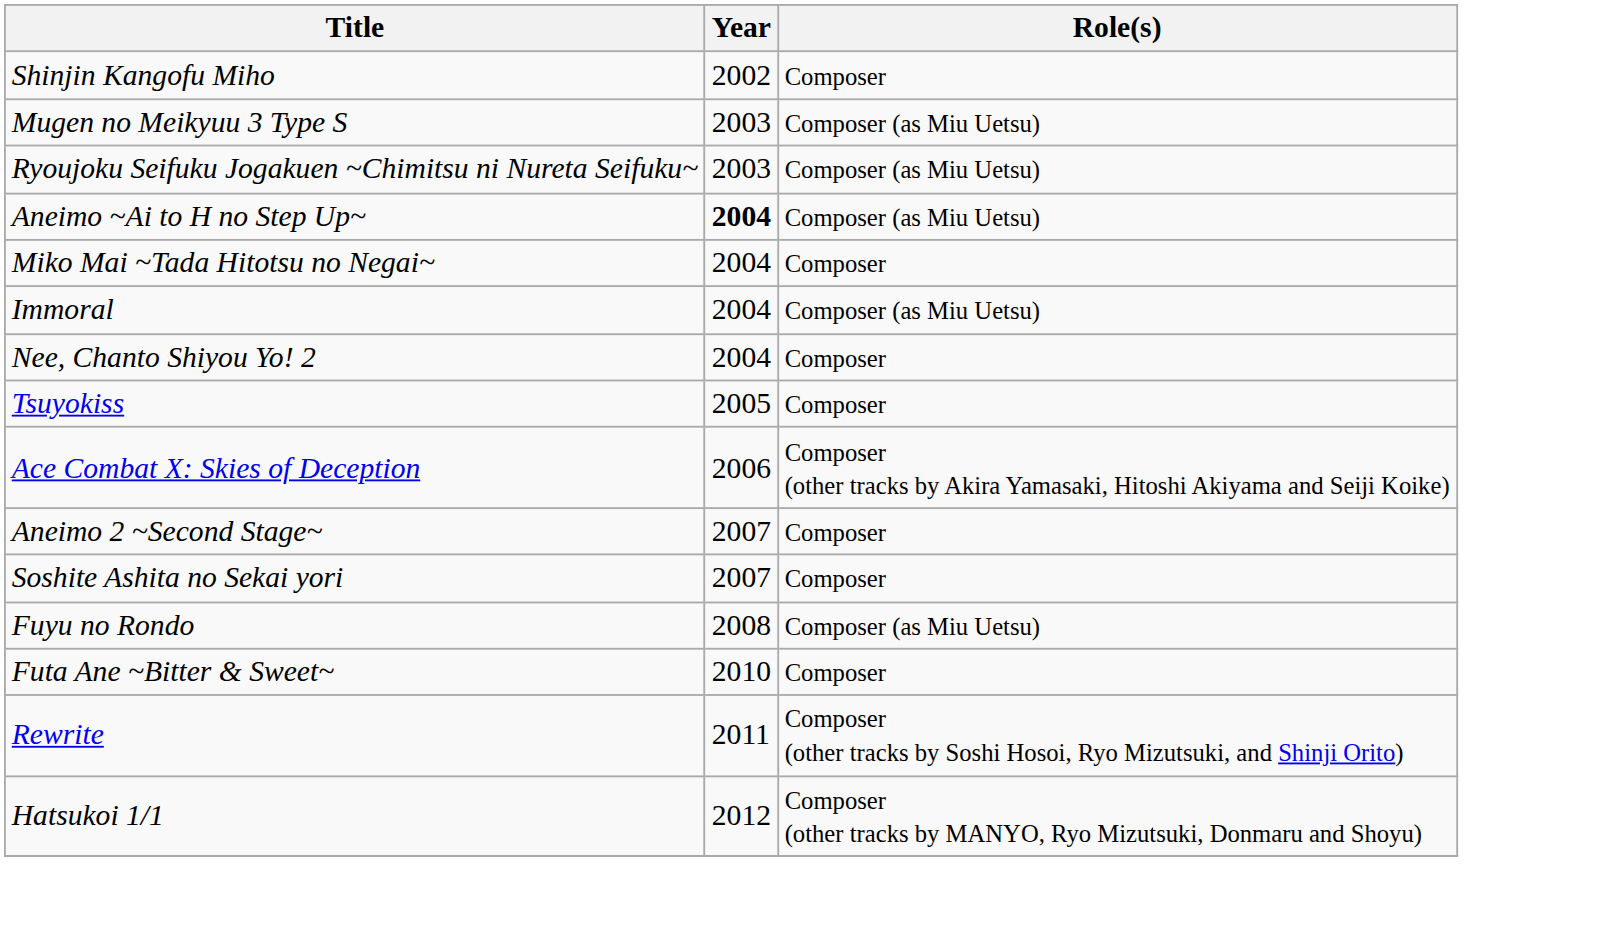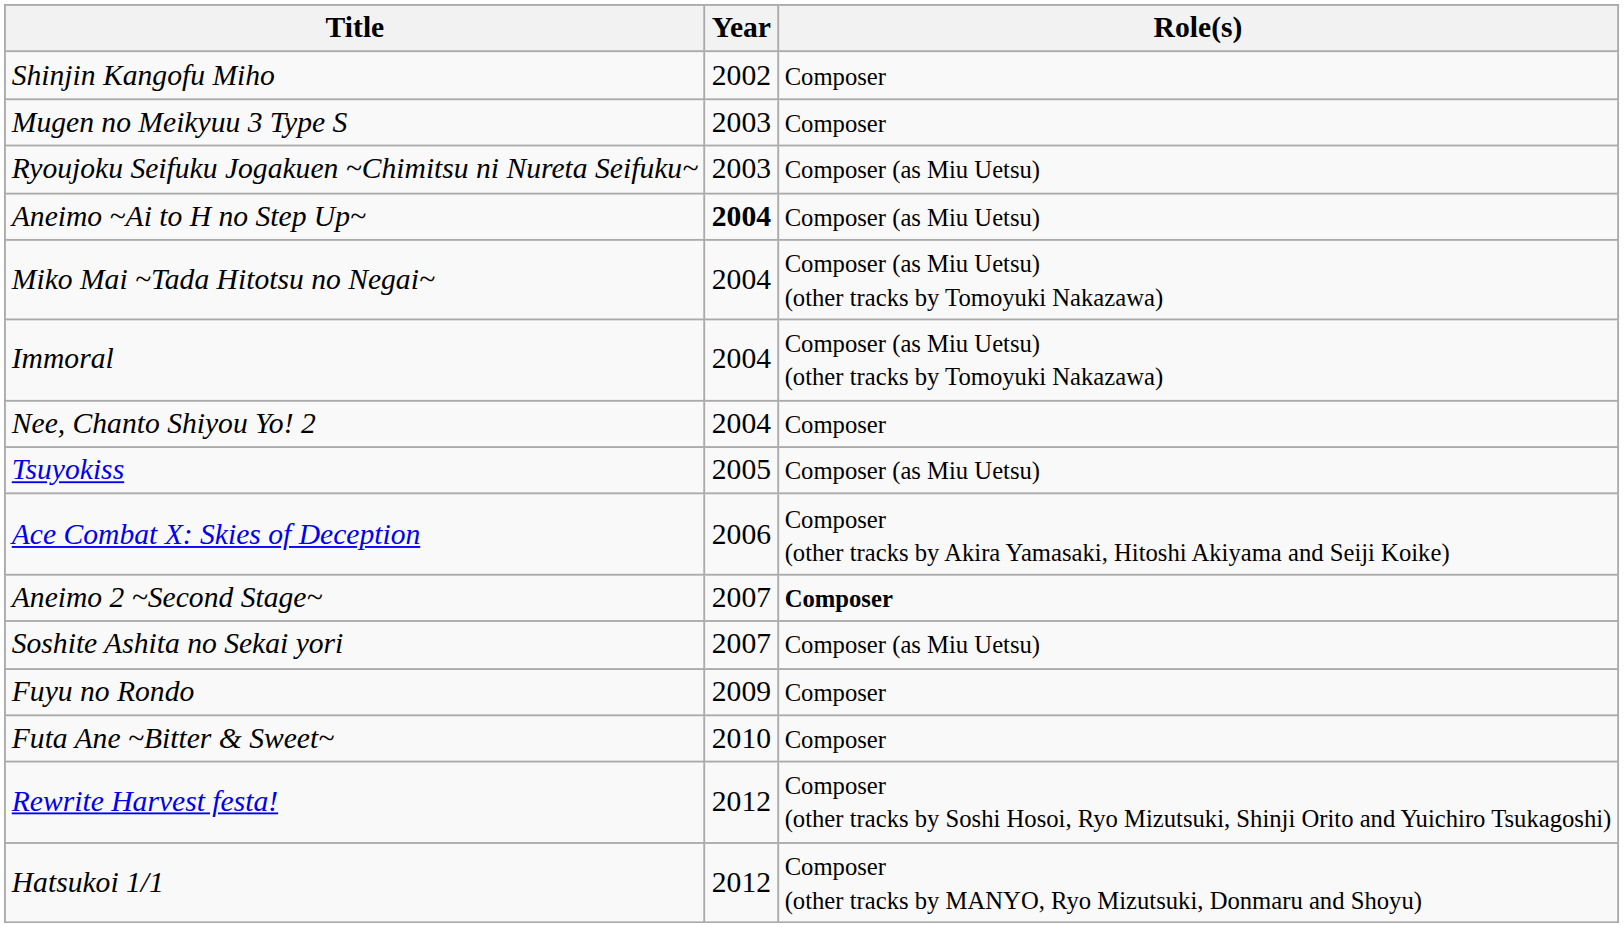(912, 123) Composer (as Miu Uetsu) -> (835, 123) Composer
(835, 264) Composer -> (974, 281) Composer (as Miu Uetsu) (other tracks by Tomoyuki Nakazawa)
(912, 311) Composer (as Miu Uetsu) -> (974, 361) Composer (as Miu Uetsu) (other tracks by Tomoyuki Nakazawa)
(835, 405) Composer -> (912, 471) Composer (as Miu Uetsu)
(835, 532) normal -> (839, 597) bold
(835, 579) Composer -> (912, 646) Composer (as Miu Uetsu)
(741, 624) 2008 -> (741, 691) 2009
(912, 626) Composer (as Miu Uetsu) -> (835, 693) Composer
- row: (58, 735)
+ row: (145, 801)
